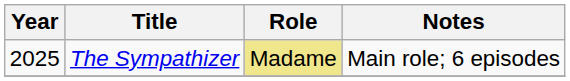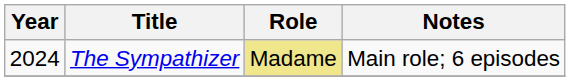(35, 57) 2025 -> (35, 57) 2024
